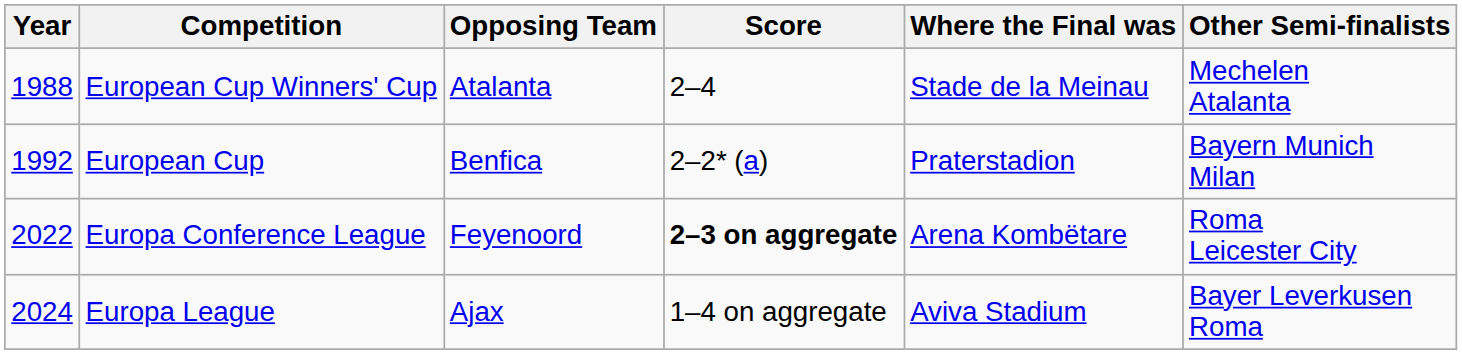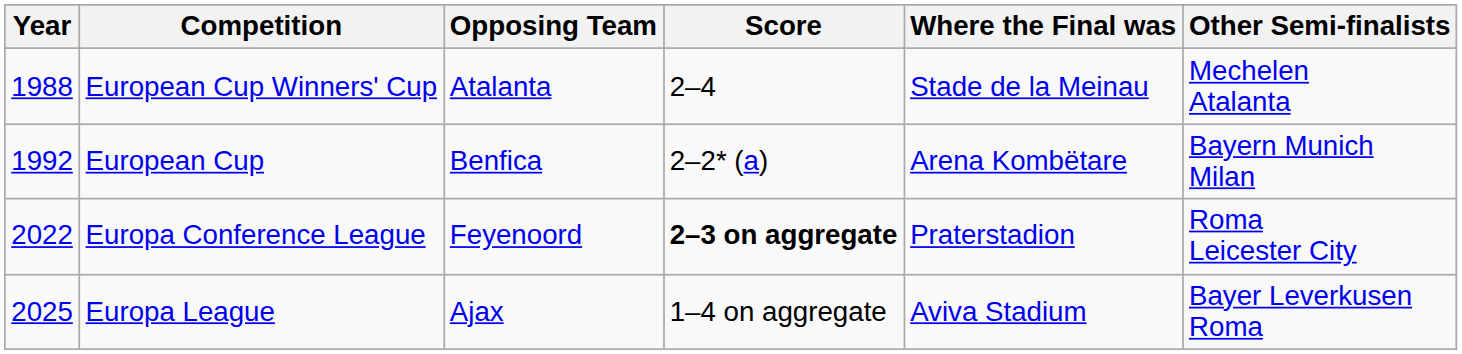(992, 160) Praterstadion -> (1019, 160) Arena Kombëtare
(1019, 235) Arena Kombëtare -> (992, 235) Praterstadion
(42, 311) 2024 -> (42, 311) 2025
